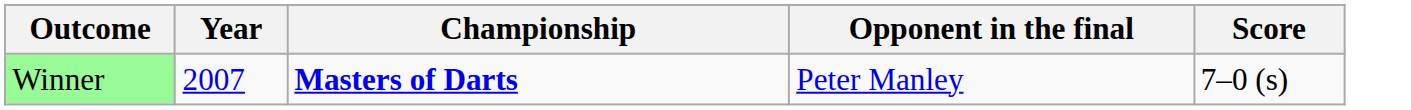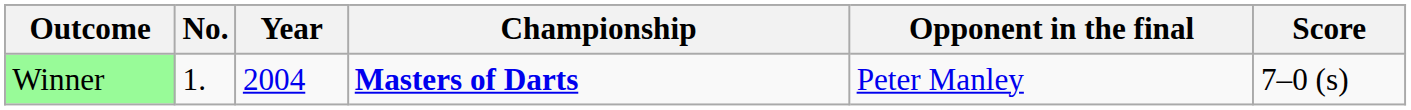+ column: (206, 29)
(214, 78) 2007 -> (274, 78) 2004
